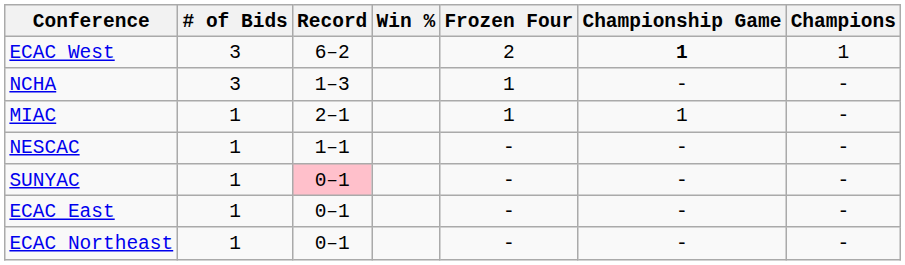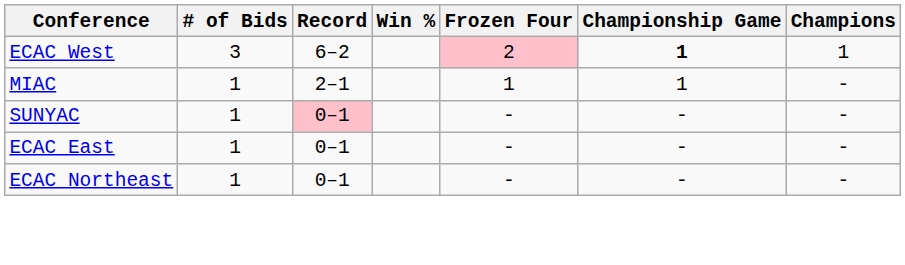(509, 52) no background -> (509, 52) pink background
- row: (33, 84)
- row: (44, 148)
